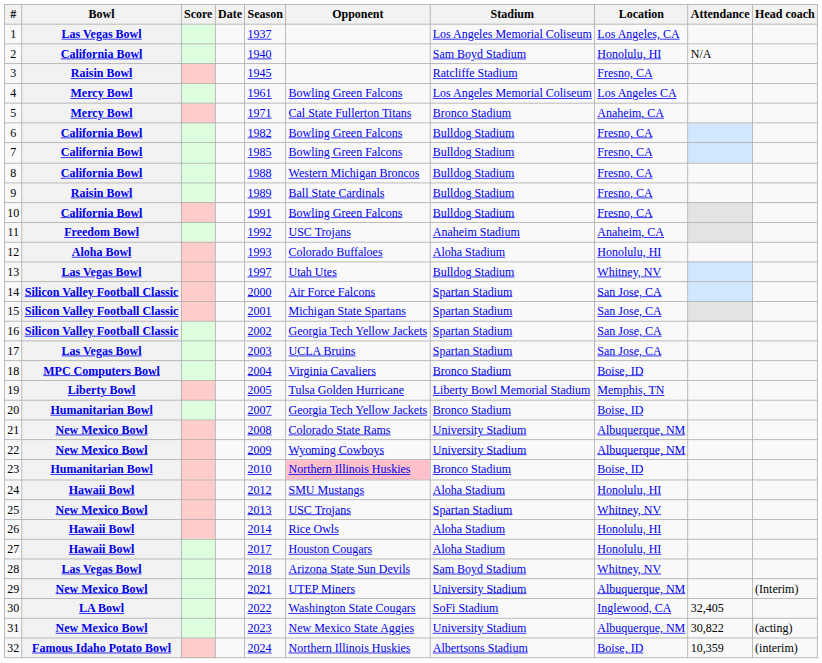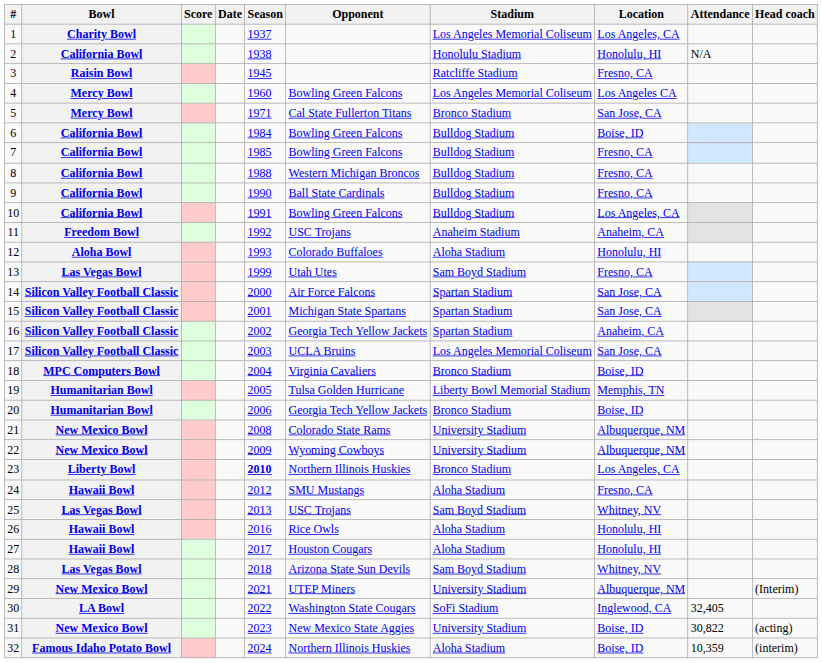(102, 34) Las Vegas Bowl -> (102, 34) Charity Bowl
(260, 54) 1940 -> (260, 54) 1938
(479, 54) Sam Boyd Stadium -> (477, 54) Honolulu Stadium
(260, 93) 1961 -> (260, 93) 1960
(631, 113) Anaheim, CA -> (629, 113) San Jose, CA
(260, 133) 1982 -> (260, 133) 1984
(625, 133) Fresno, CA -> (620, 133) Boise, ID
(102, 192) Raisin Bowl -> (102, 192) California Bowl
(260, 192) 1989 -> (260, 192) 1990
(625, 212) Fresno, CA -> (638, 212) Los Angeles, CA
(260, 271) 1997 -> (260, 271) 1999
(474, 271) Bulldog Stadium -> (479, 271) Sam Boyd Stadium
(629, 271) Whitney, NV -> (625, 271) Fresno, CA
(629, 331) San Jose, CA -> (631, 331) Anaheim, CA
(102, 351) Las Vegas Bowl -> (102, 351) Silicon Valley Football Classic
(473, 351) Spartan Stadium -> (512, 351) Los Angeles Memorial Coliseum
(102, 390) Liberty Bowl -> (102, 390) Humanitarian Bowl
(260, 410) 2007 -> (260, 410) 2006
(102, 469) Humanitarian Bowl -> (102, 469) Liberty Bowl
(260, 469) normal -> (260, 469) bold
(350, 469) pink background -> (350, 469) no background
(620, 469) Boise, ID -> (638, 469) Los Angeles, CA
(629, 489) Honolulu, HI -> (625, 489) Fresno, CA
(102, 509) New Mexico Bowl -> (102, 509) Las Vegas Bowl
(473, 509) Spartan Stadium -> (479, 509) Sam Boyd Stadium
(260, 529) 2014 -> (260, 529) 2016
(641, 628) Albuquerque, NM -> (620, 628) Boise, ID
(480, 648) Albertsons Stadium -> (469, 648) Aloha Stadium
